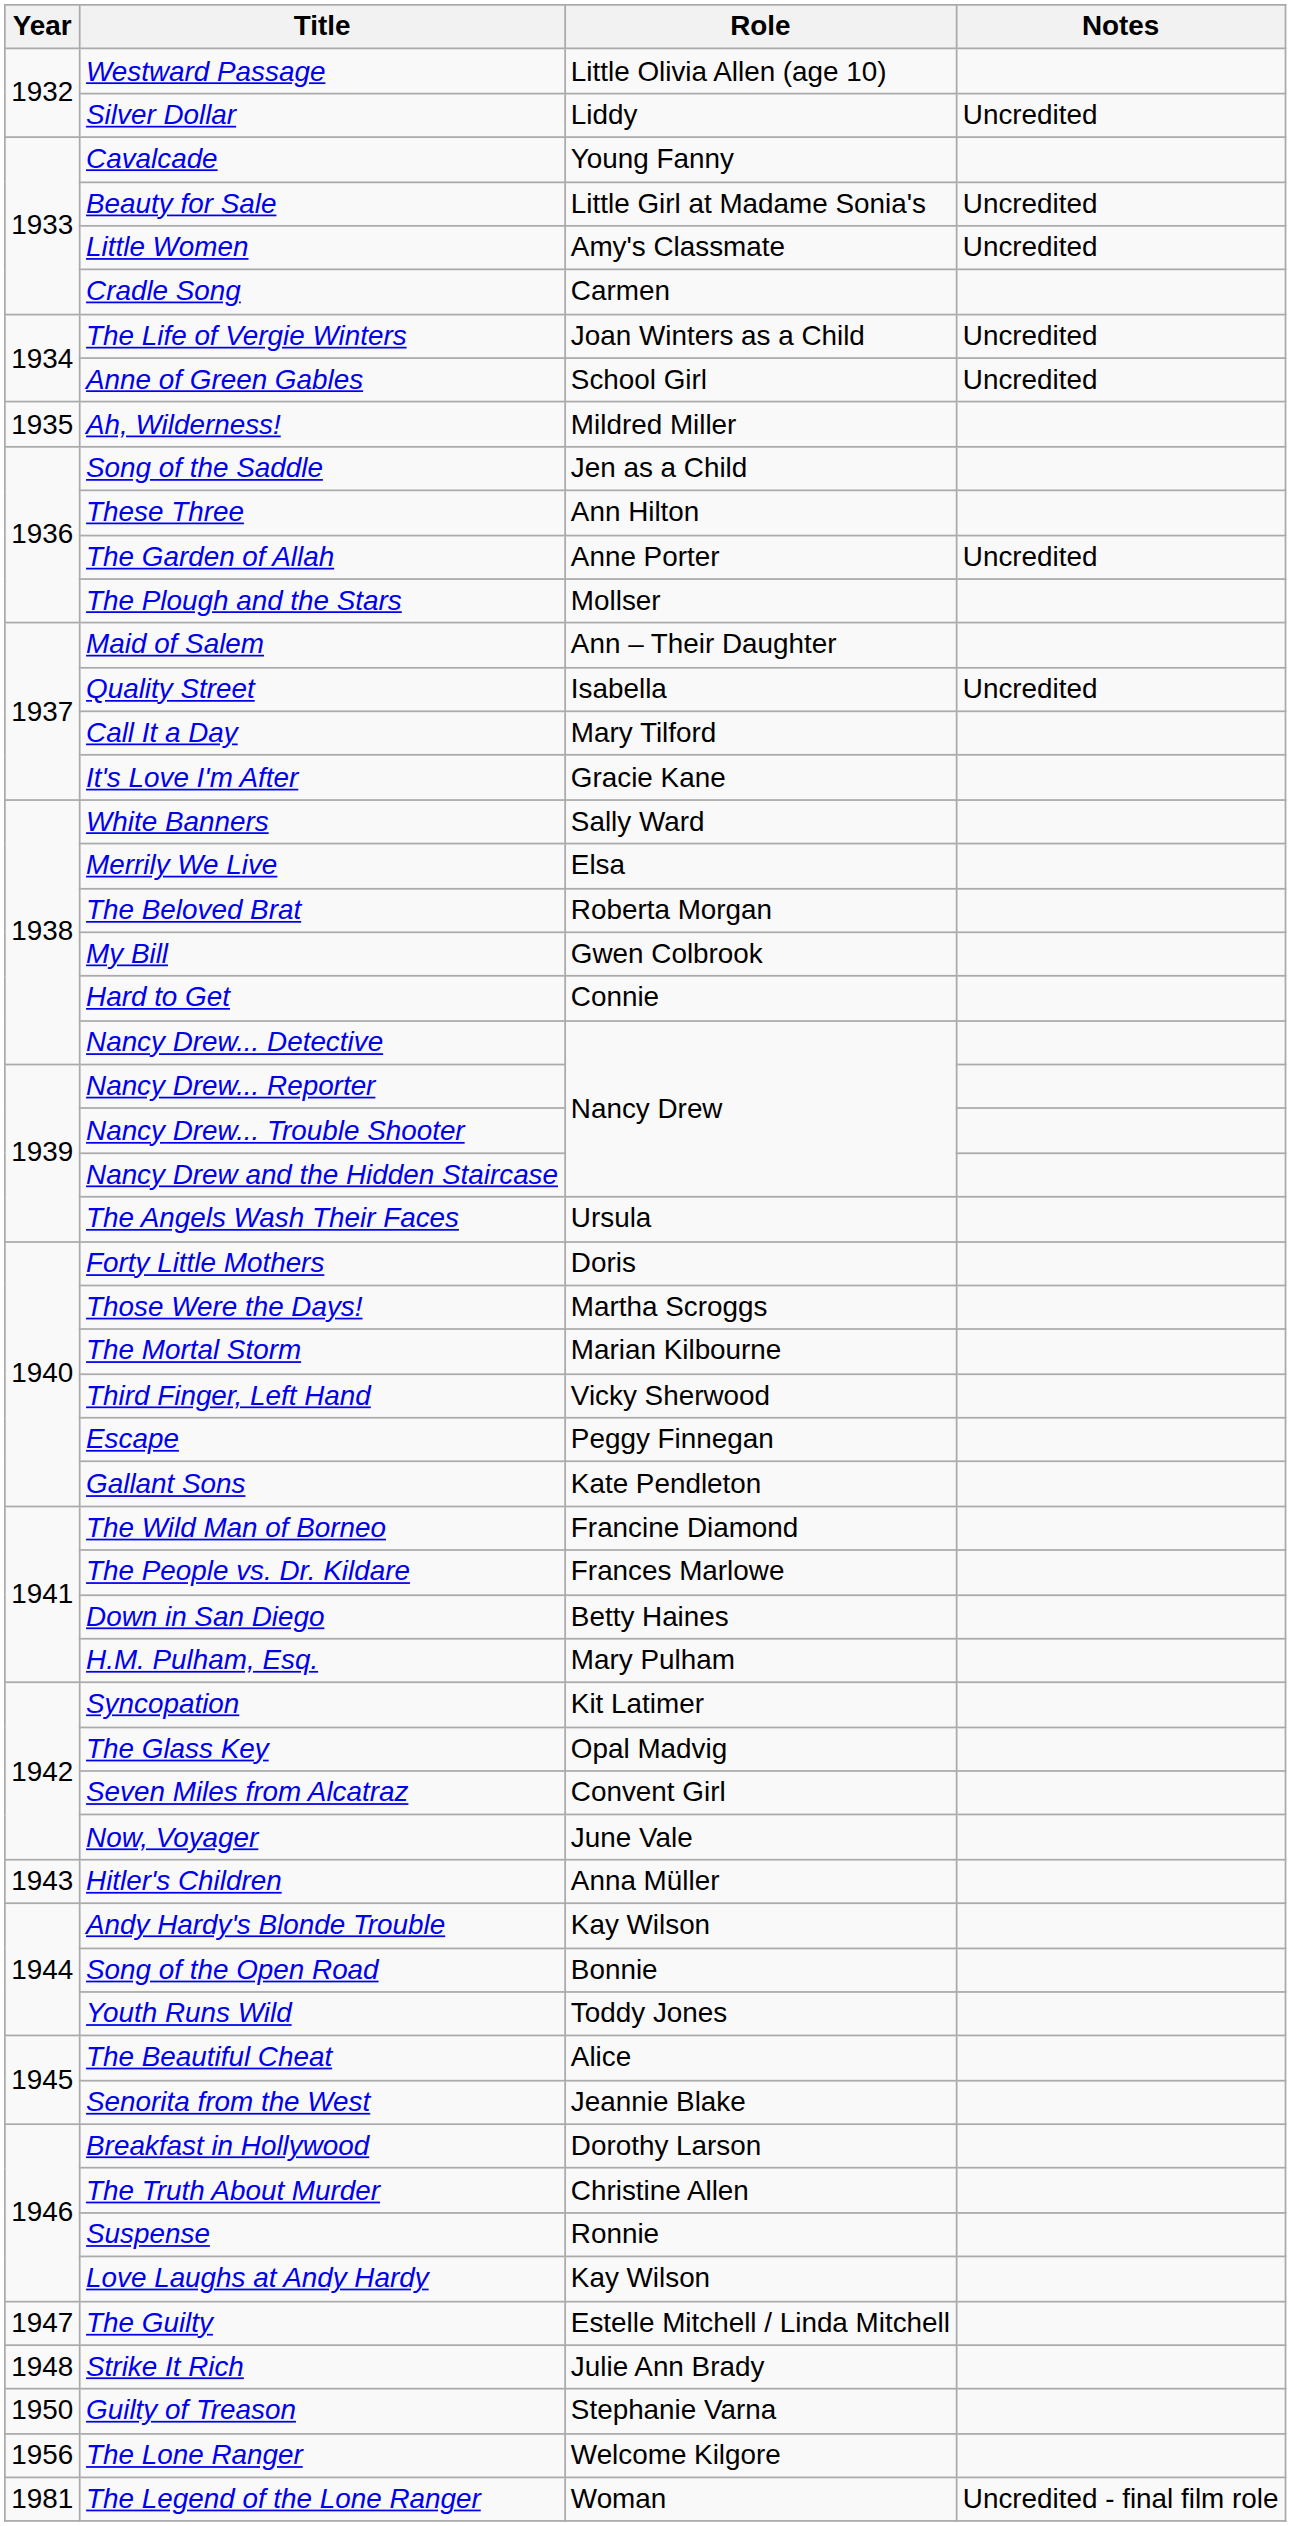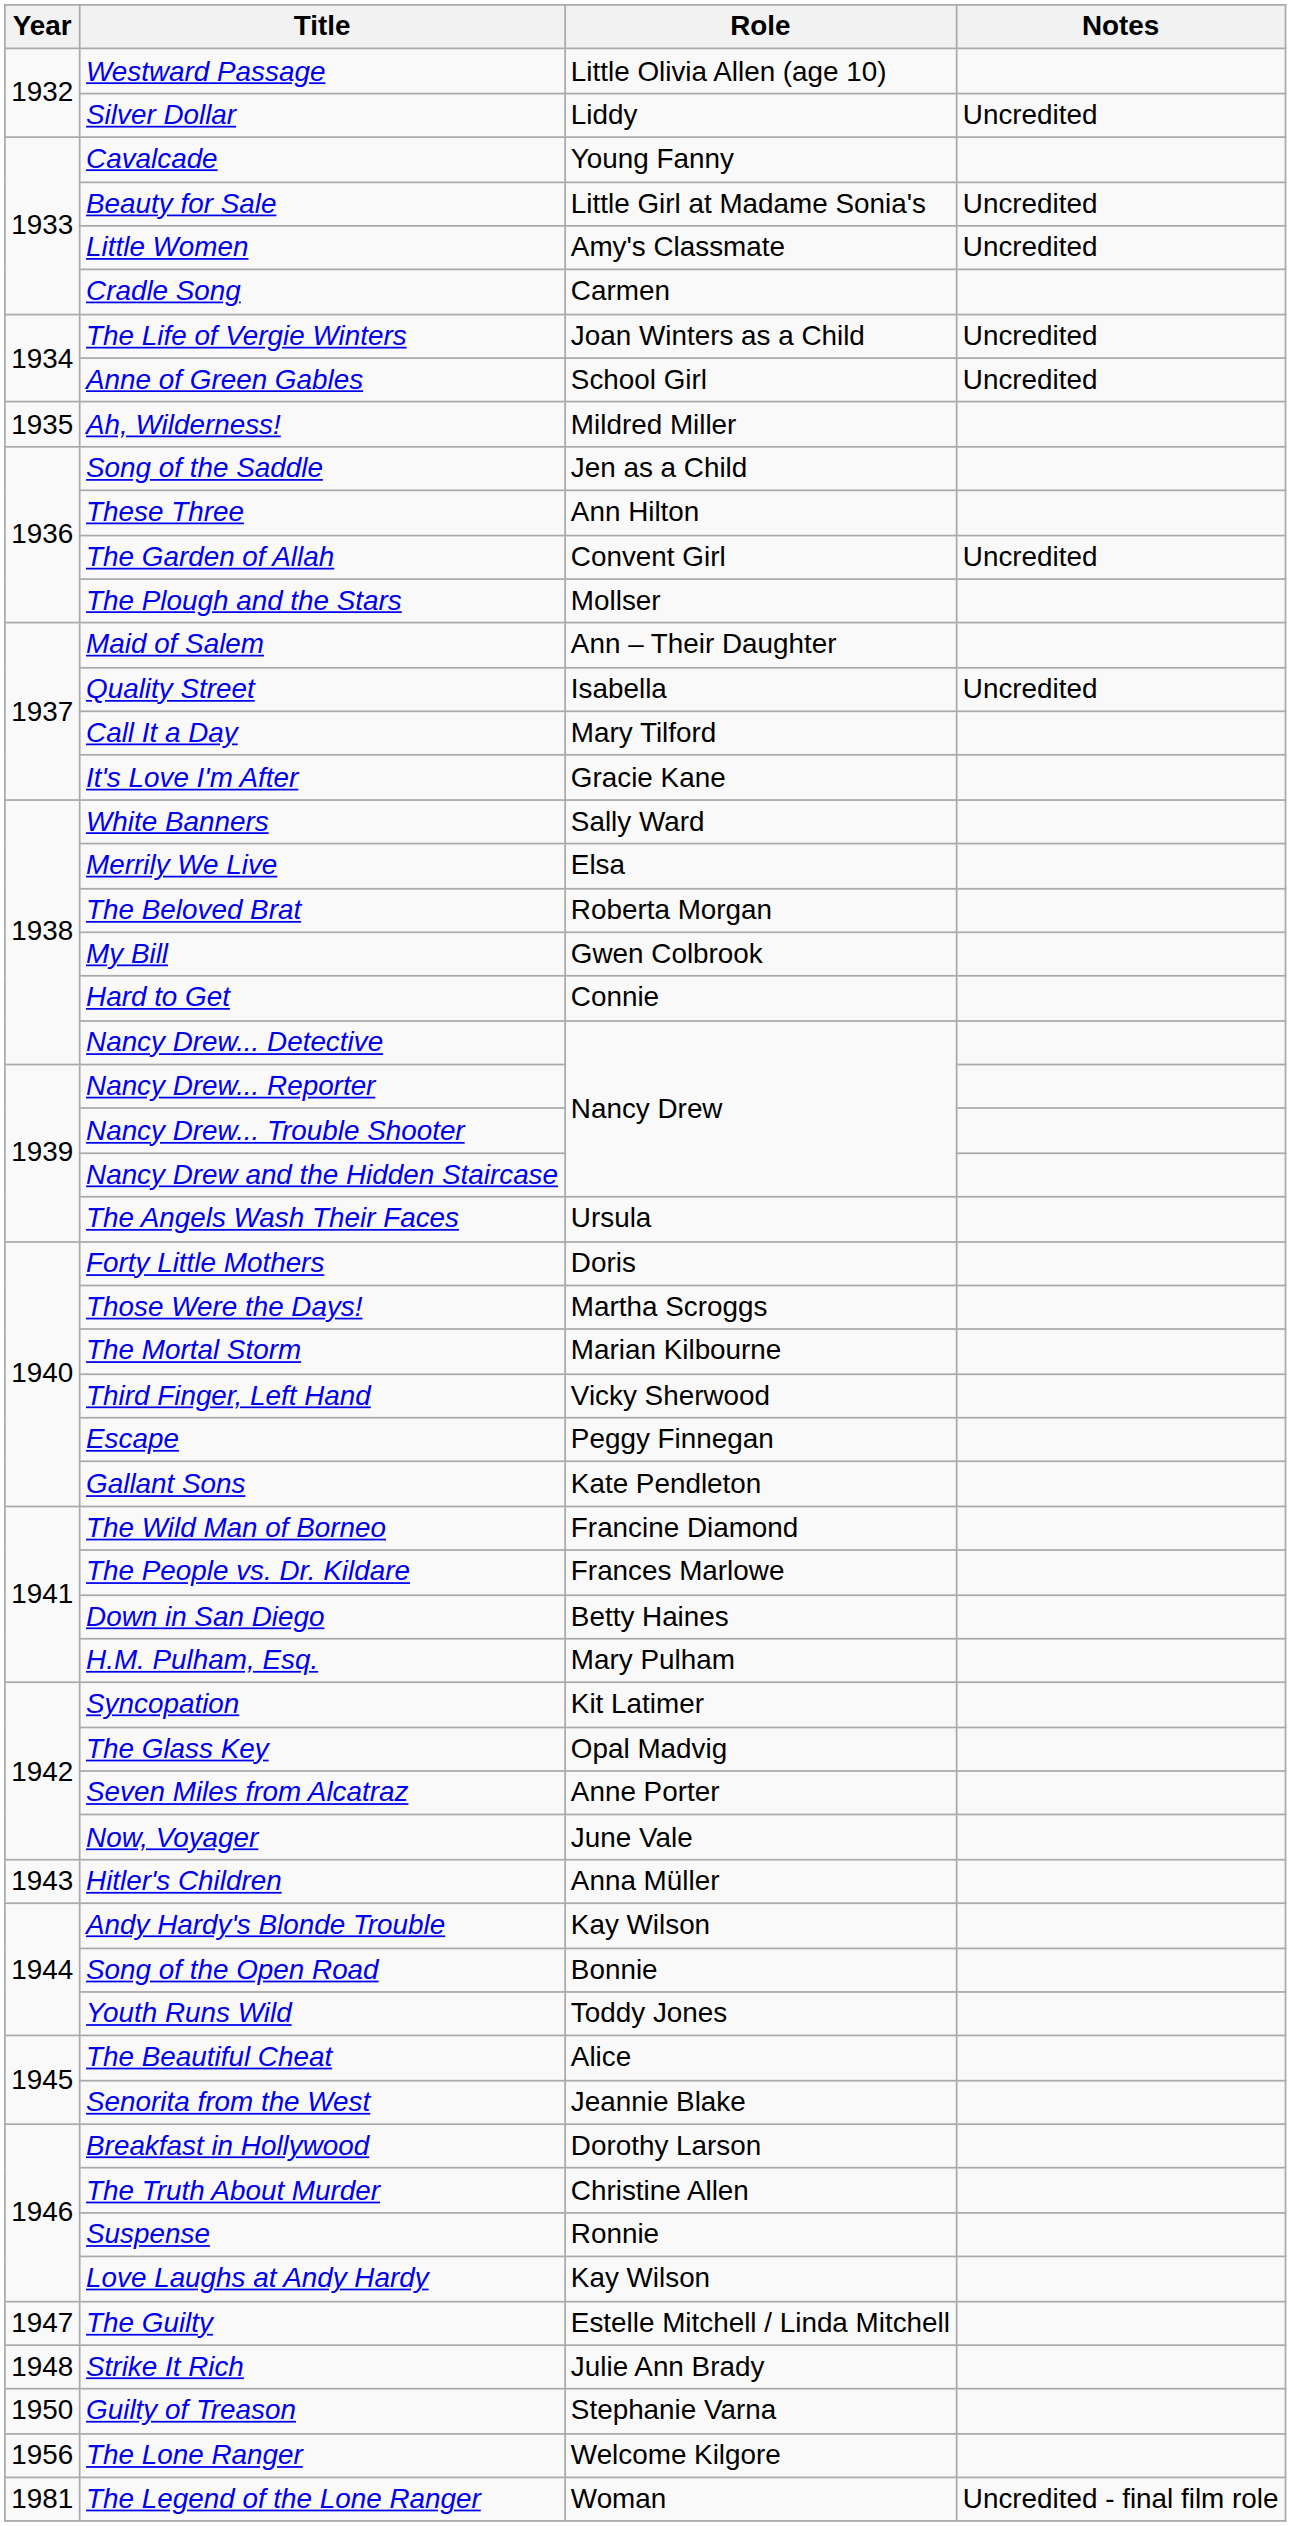(645, 556) Anne Porter -> (648, 556) Convent Girl
(648, 1792) Convent Girl -> (645, 1792) Anne Porter
